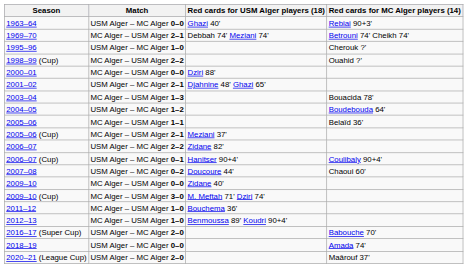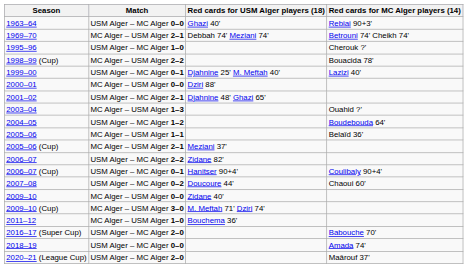(345, 60) Ouahid ?' -> (351, 60) Bouacida 78'
+ row: (21, 72)
(351, 97) Bouacida 78' -> (345, 109) Ouahid ?'
- row: (21, 220)
